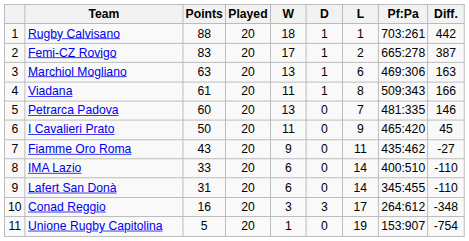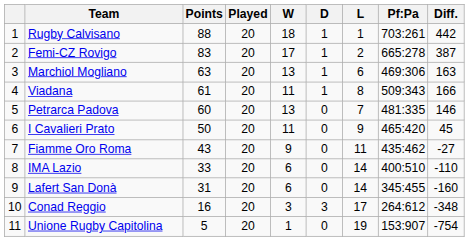(446, 187) -110 -> (446, 187) -160
